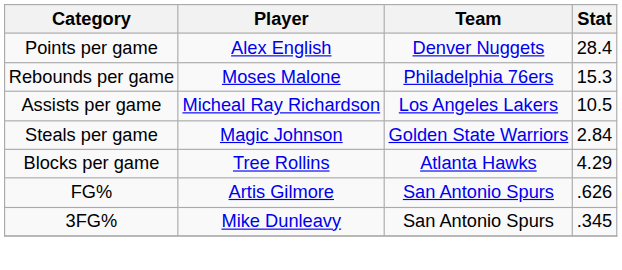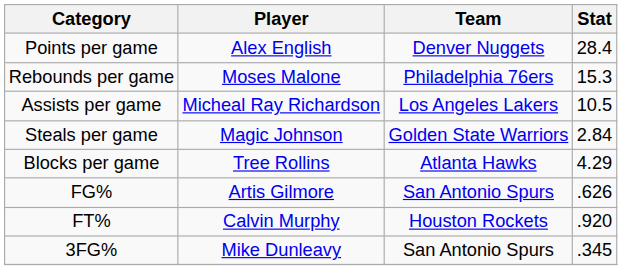+ row: (91, 221)
